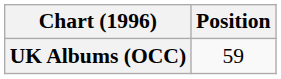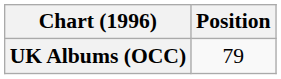(233, 55) 59 -> (233, 55) 79
